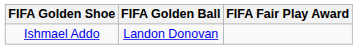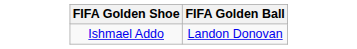- column: (288, 14)
